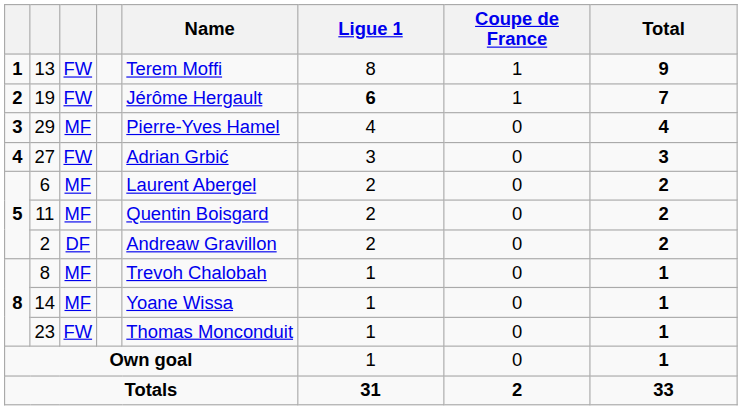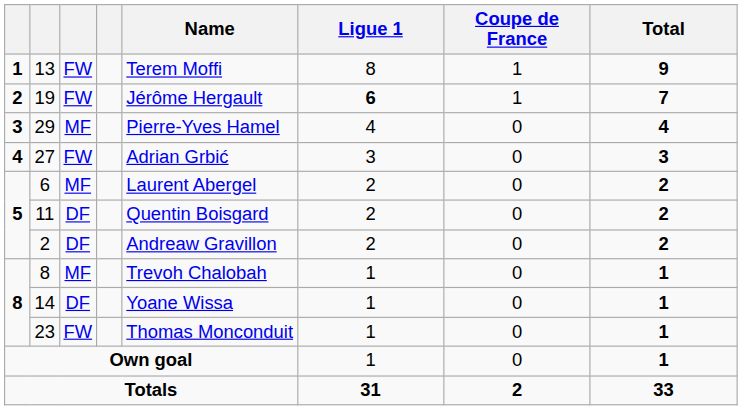(78, 214) MF -> (78, 214) DF
(78, 302) MF -> (78, 302) DF
